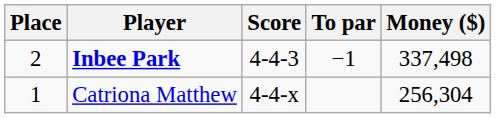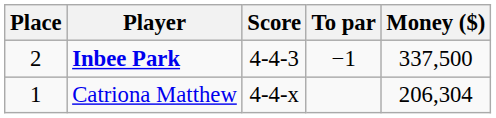(436, 58) 337,498 -> (436, 58) 337,500
(436, 94) 256,304 -> (436, 94) 206,304
